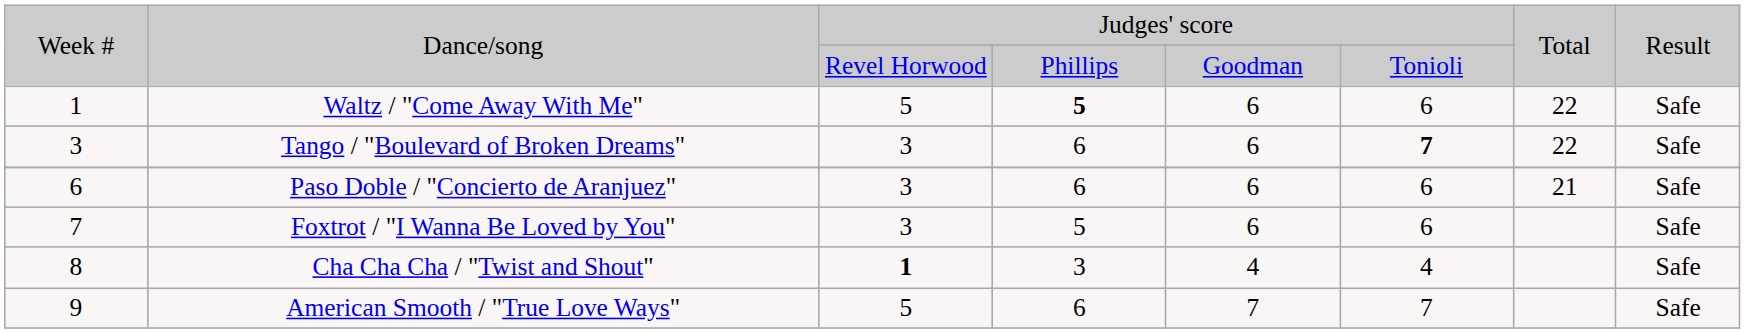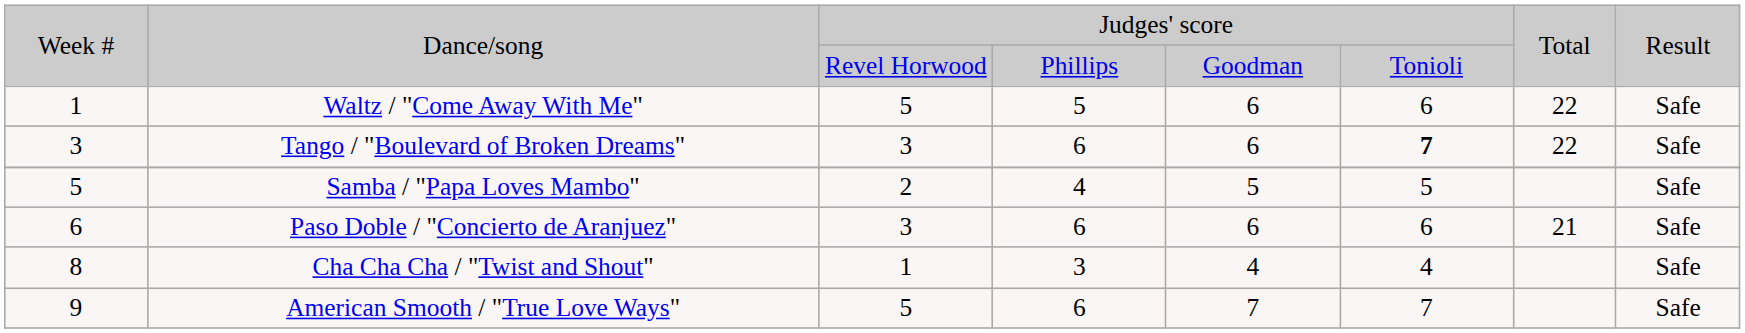(1079, 105) bold -> (1079, 105) normal
+ row: (76, 186)
- row: (76, 226)
(906, 267) bold -> (906, 267) normal
